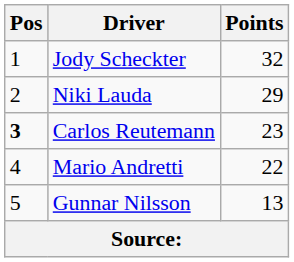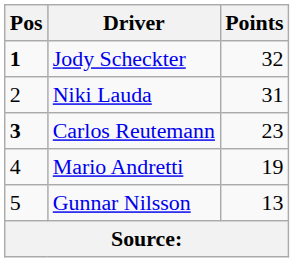(15, 58) normal -> (15, 58) bold
(273, 94) 29 -> (273, 94) 31
(273, 167) 22 -> (273, 167) 19
